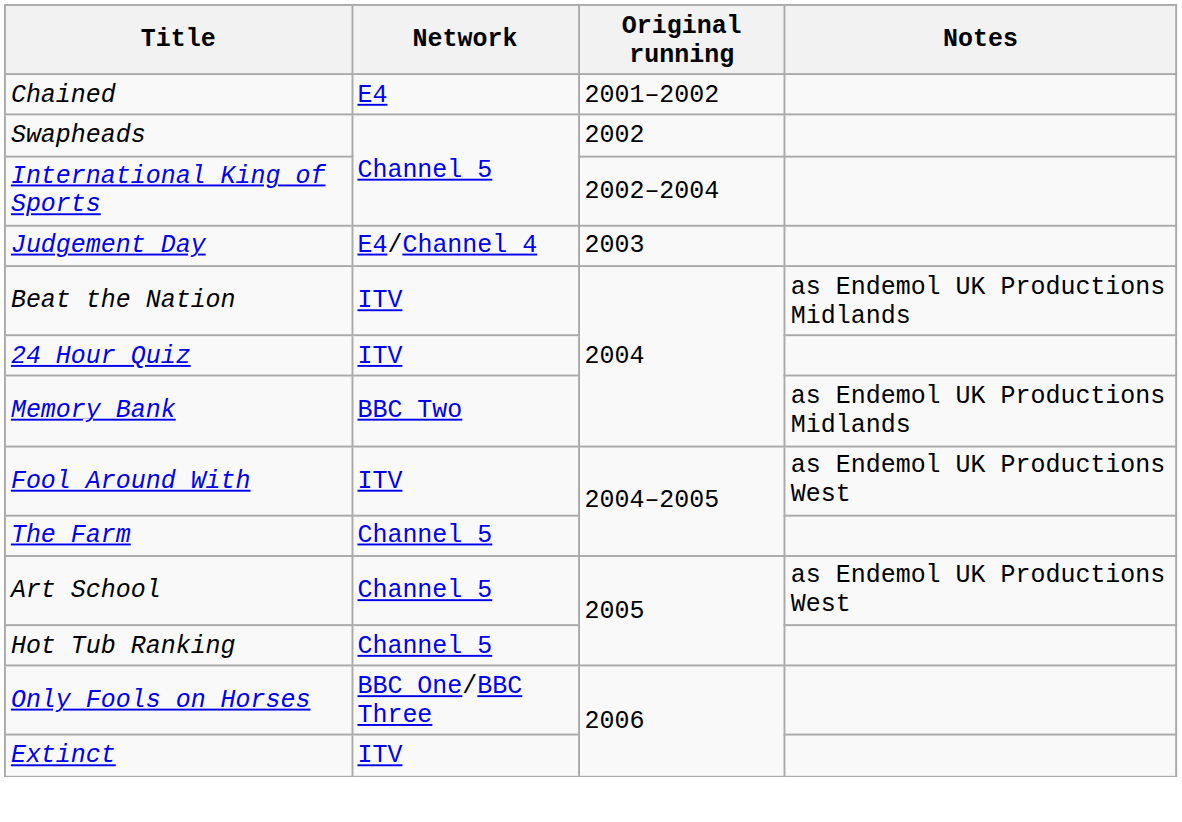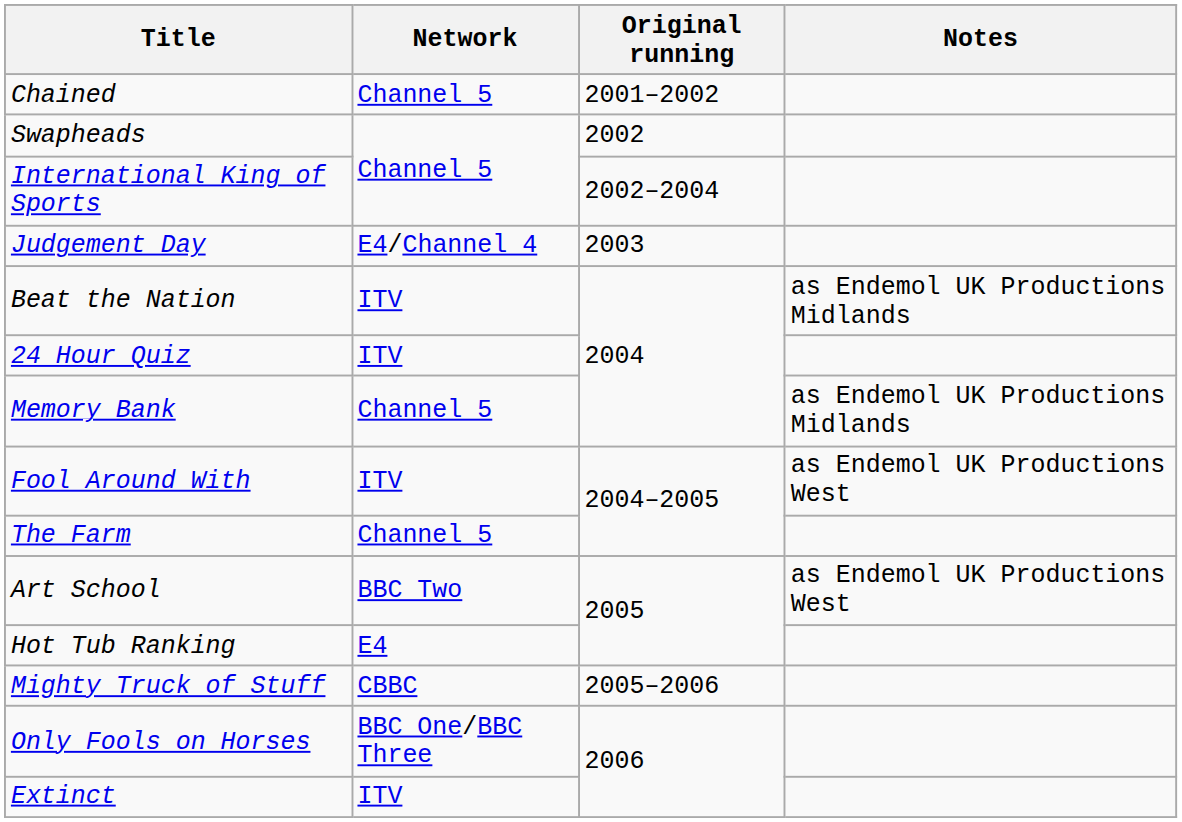(372, 95) E4 -> (425, 95) Channel 5
(410, 411) BBC Two -> (425, 411) Channel 5
(425, 590) Channel 5 -> (410, 590) BBC Two
(425, 646) Channel 5 -> (372, 646) E4
+ row: (168, 686)
